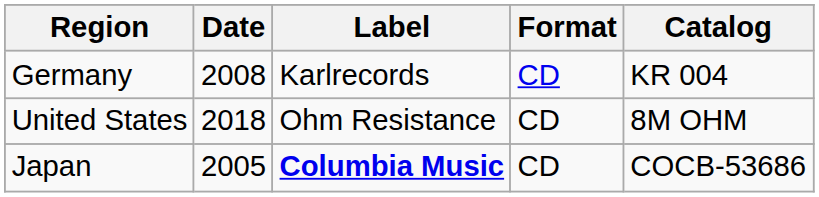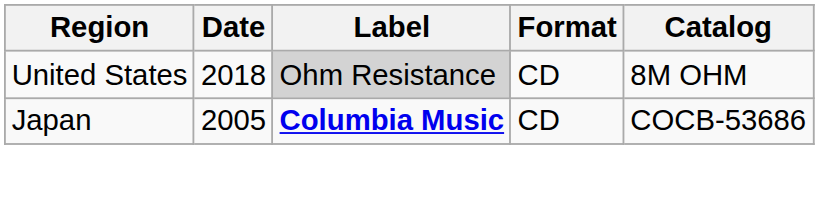- row: (72, 74)
(388, 120) no background -> (388, 74) lightgrey background
